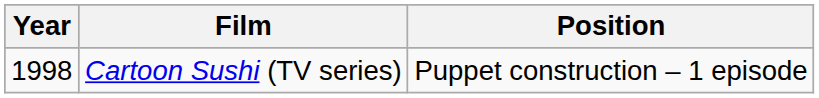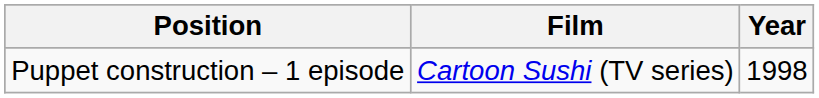columns swapped: (42, 26) <-> (611, 26)
